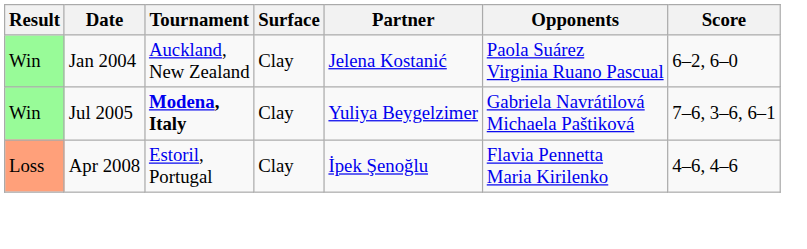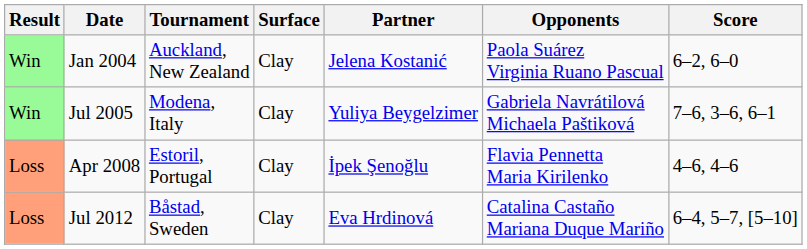(184, 112) bold -> (182, 112) normal
+ row: (101, 217)
